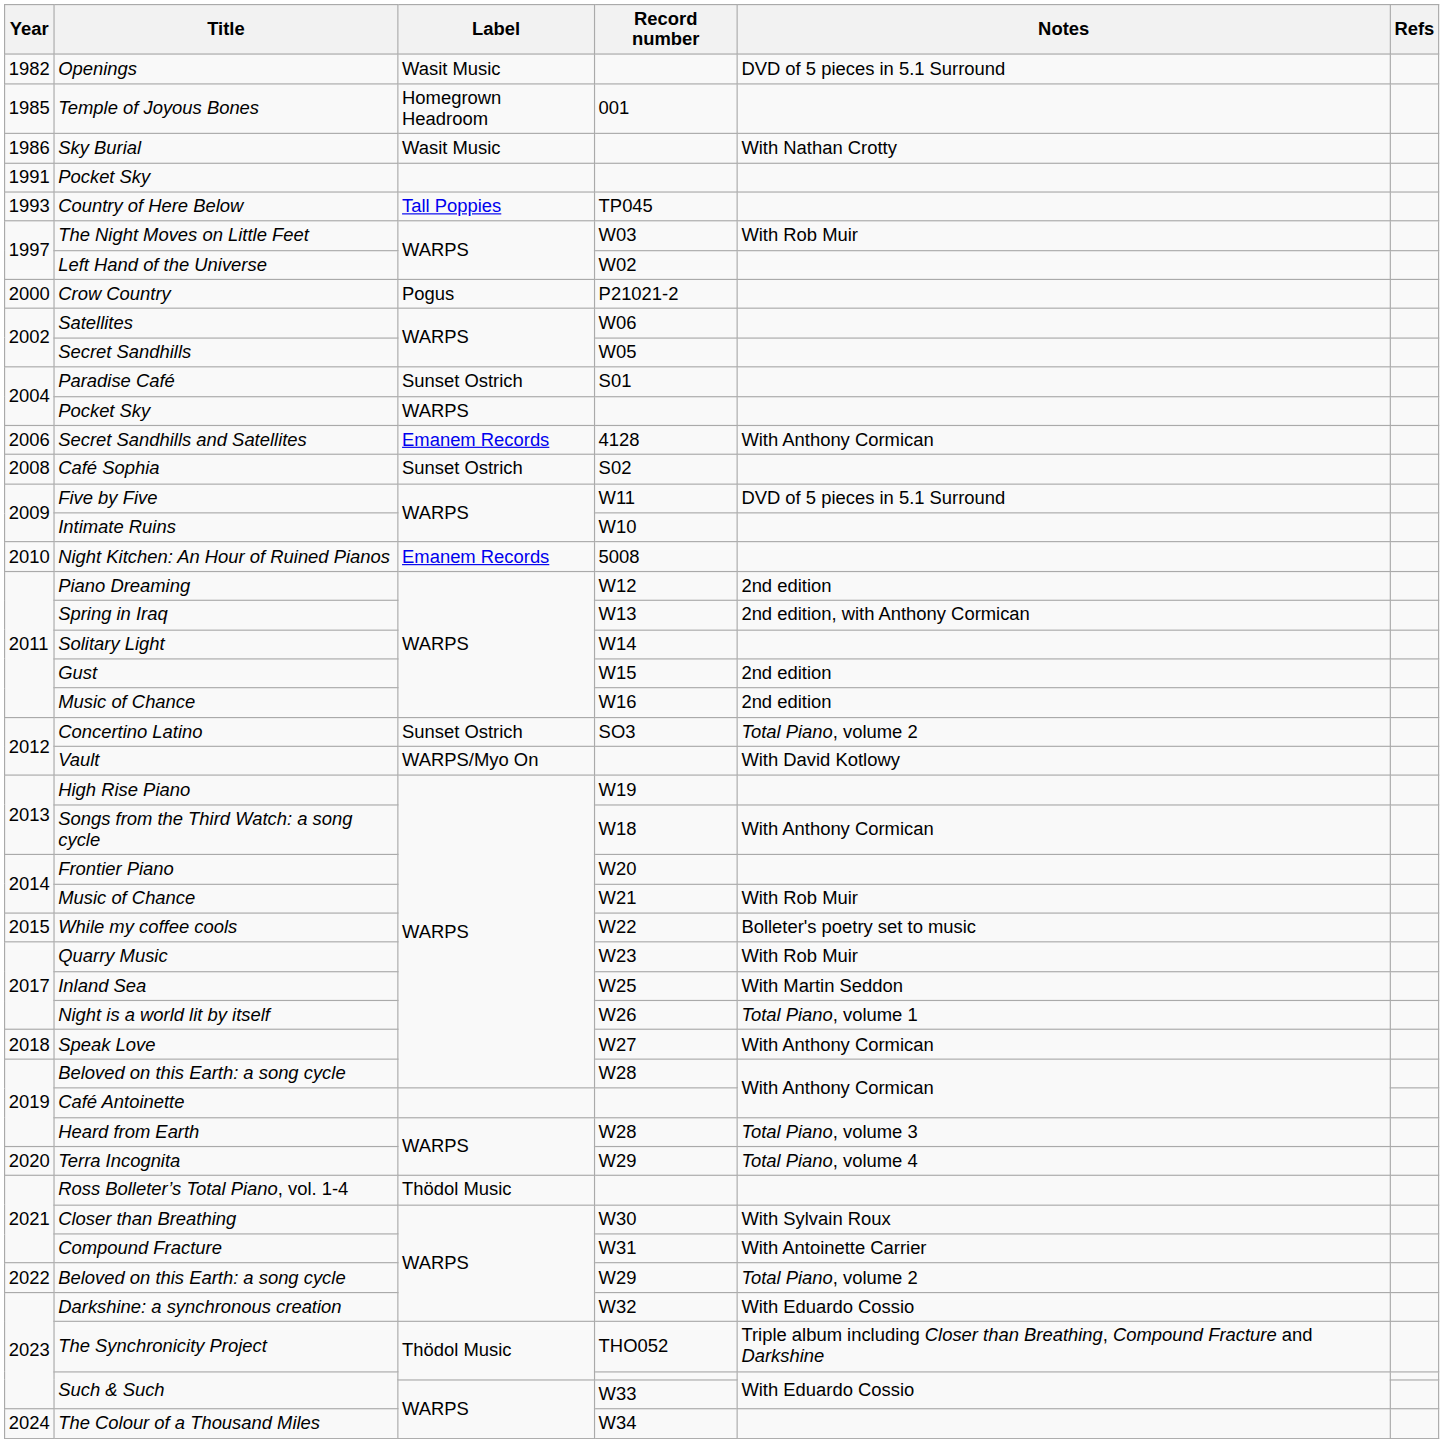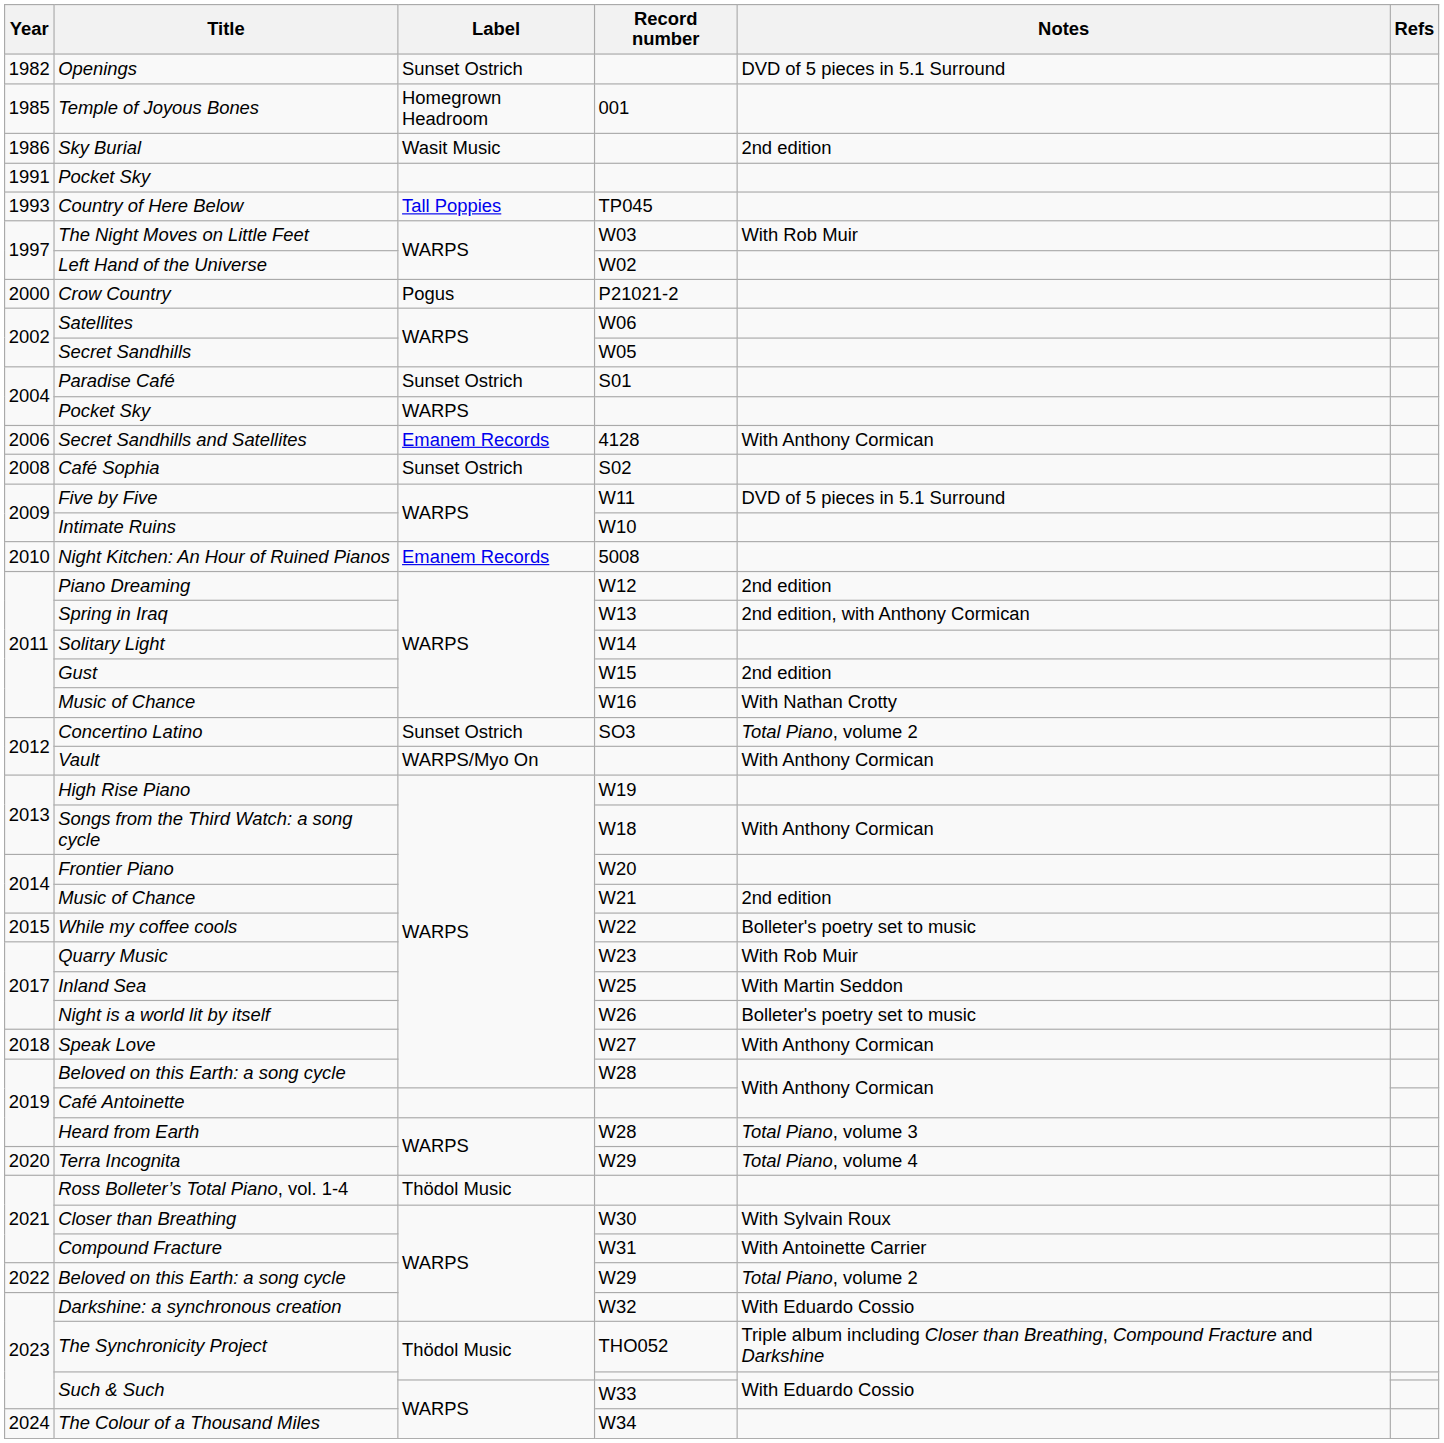(451, 68) Wasit Music -> (462, 68) Sunset Ostrich
(819, 148) With Nathan Crotty -> (786, 148) 2nd edition
(786, 702) 2nd edition -> (819, 702) With Nathan Crotty
(821, 760) With David Kotlowy -> (838, 760) With Anthony Cormican
(800, 898) With Rob Muir -> (786, 898) 2nd edition
(830, 1014) Total Piano, volume 1 -> (859, 1014) Bolleter's poetry set to music
